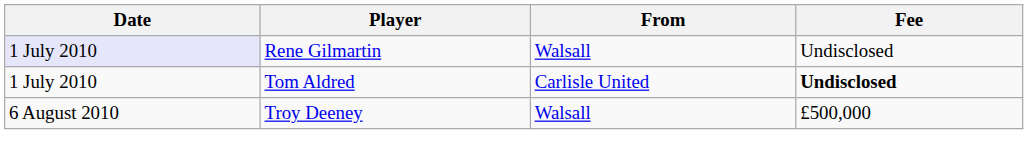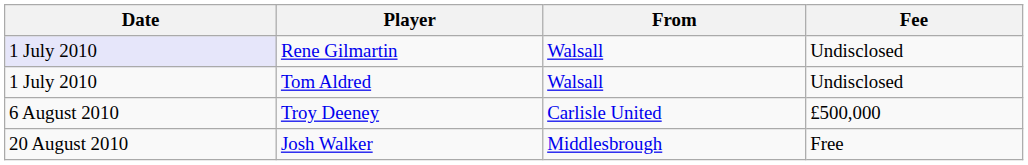(592, 82) Carlisle United -> (575, 82) Walsall
(848, 82) bold -> (857, 82) normal
(563, 113) Walsall -> (604, 113) Carlisle United
+ row: (327, 144)
